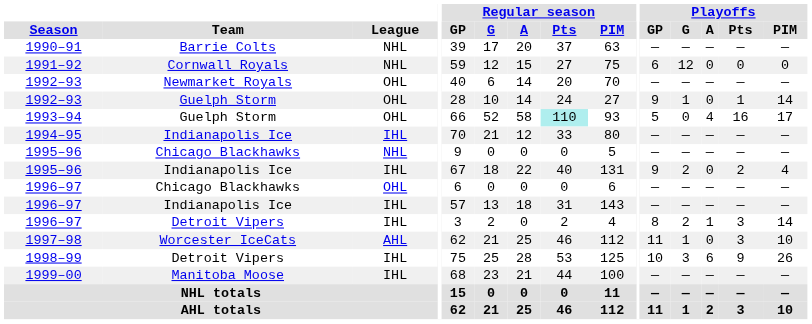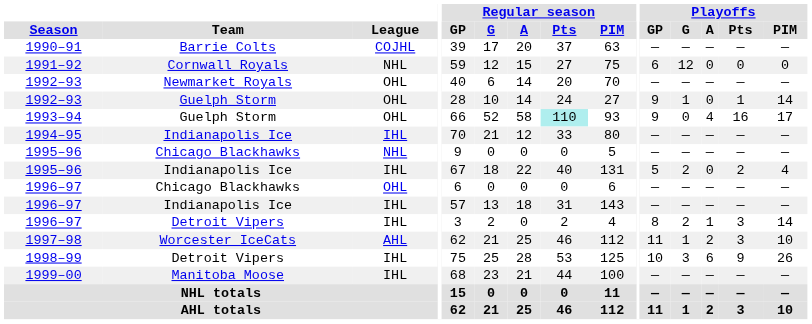(395, 48) NHL -> (395, 48) COJHL
(655, 118) 5 -> (655, 118) 9
(655, 170) 9 -> (655, 170) 5
(710, 240) 0 -> (710, 240) 2
